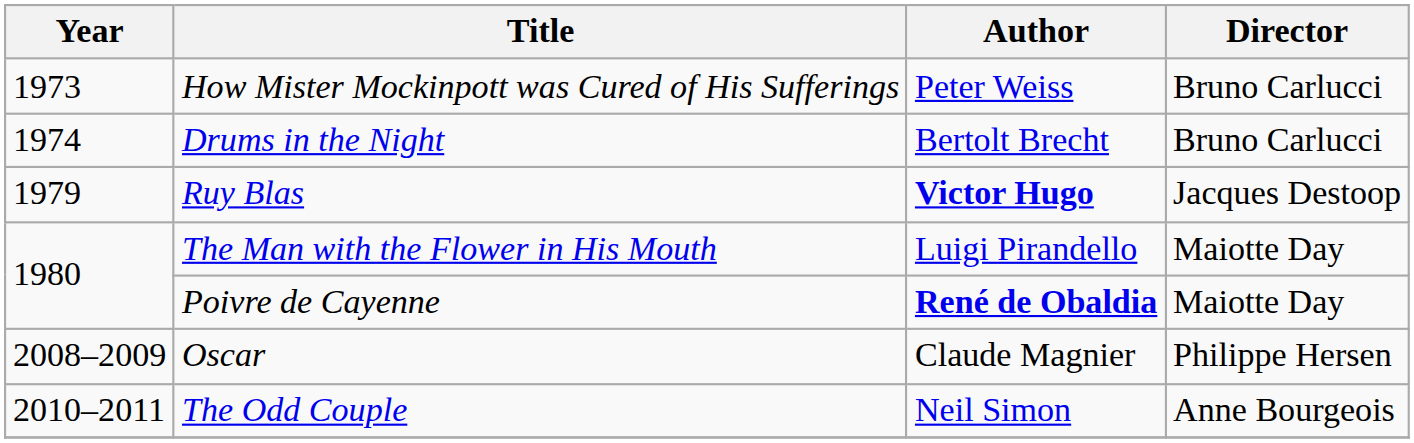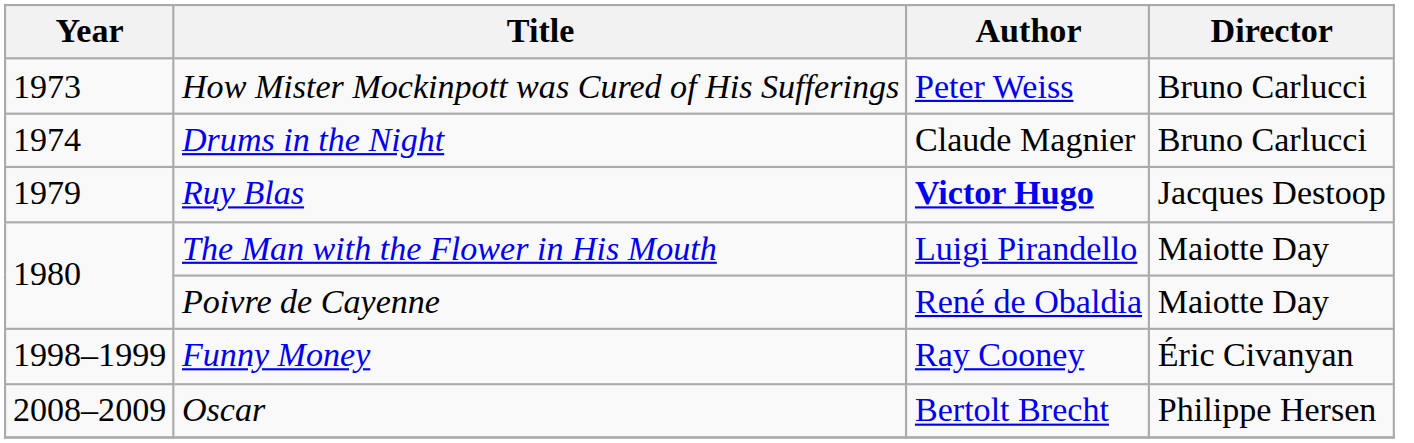(1012, 139) Bertolt Brecht -> (1025, 139) Claude Magnier
(1036, 301) bold -> (1028, 301) normal
+ row: (276, 355)
(1025, 355) Claude Magnier -> (1012, 409) Bertolt Brecht
- row: (295, 409)
